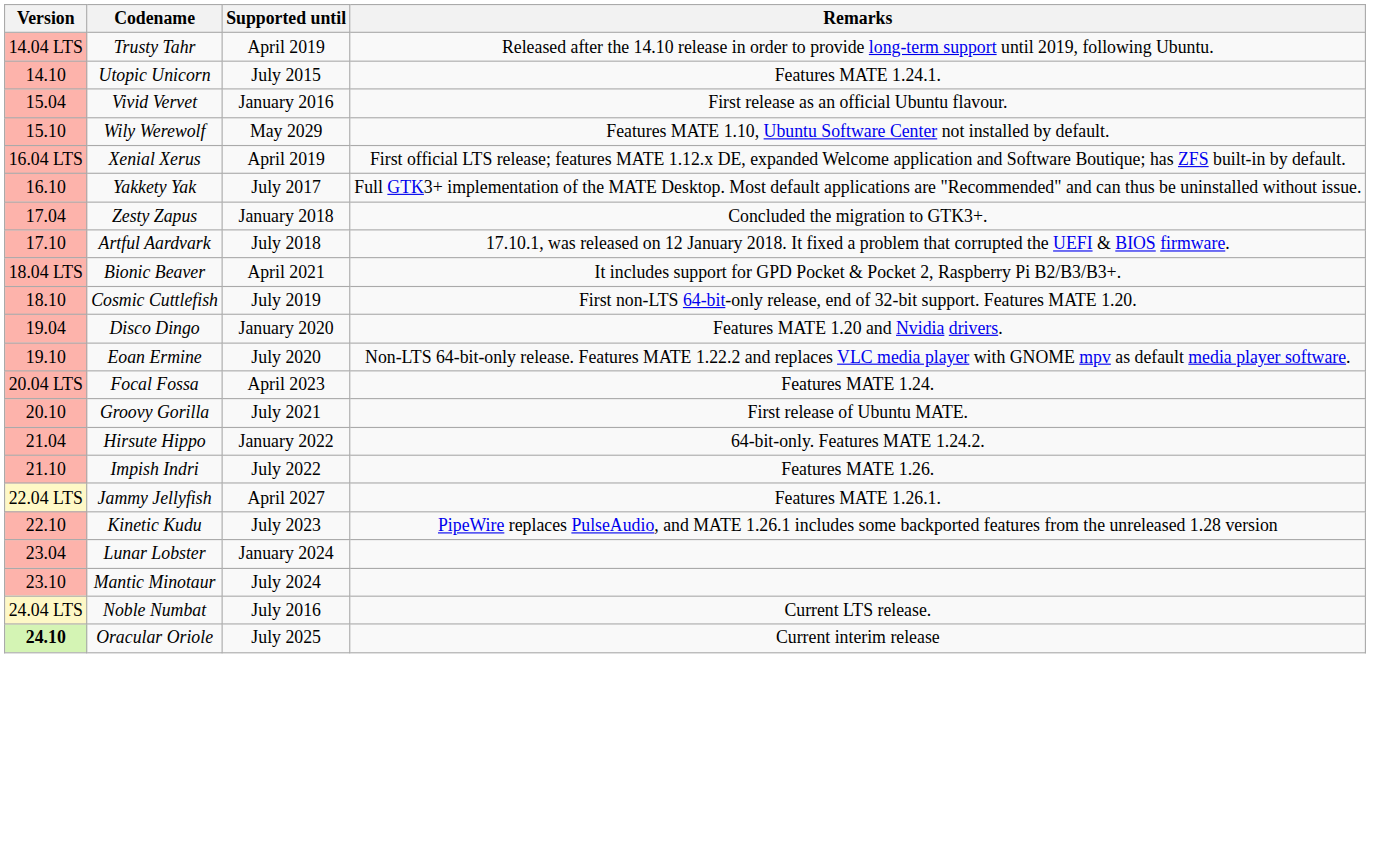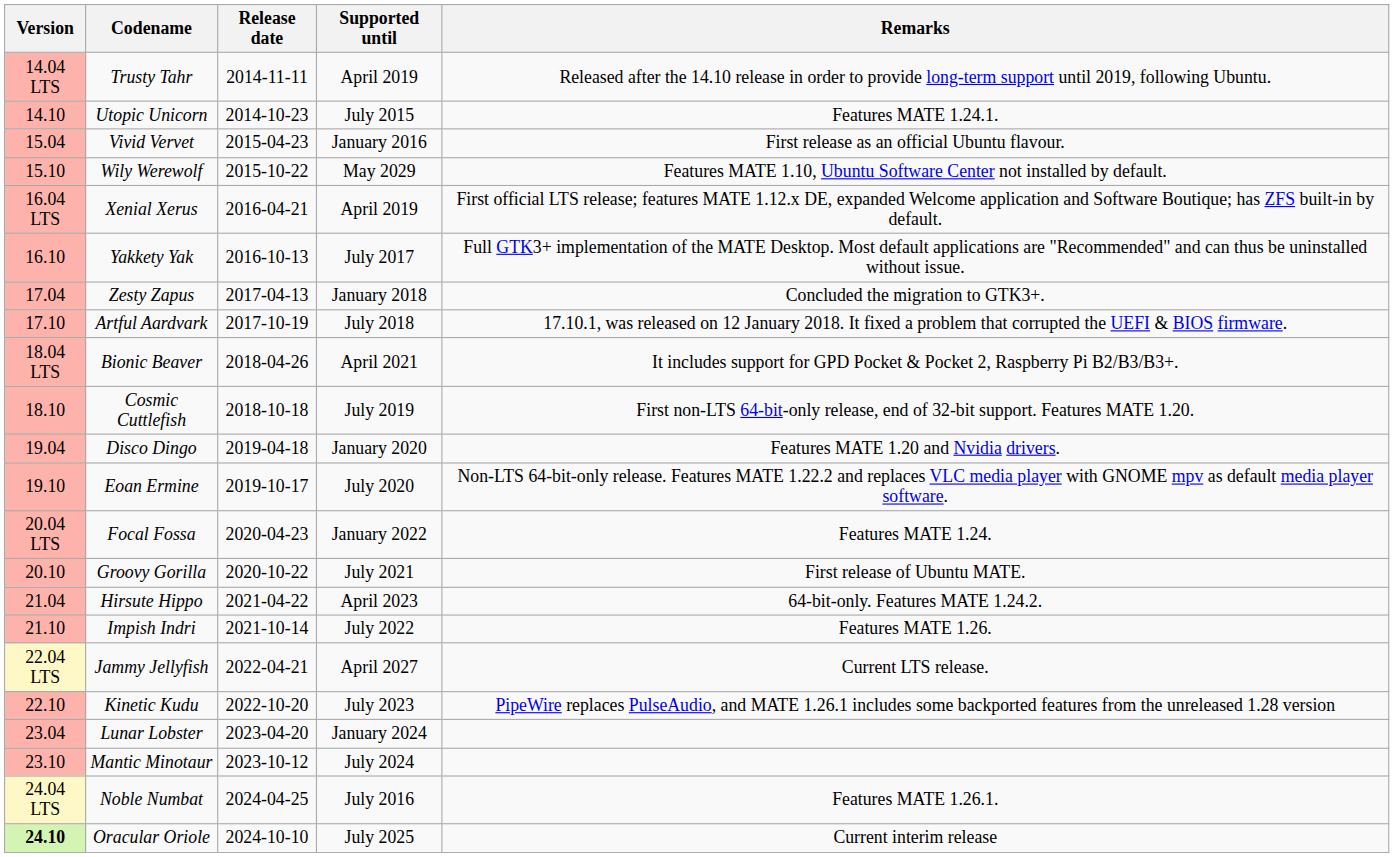+ column: (267, 28)
(286, 384) April 2023 -> (379, 534) January 2022
(286, 441) January 2022 -> (379, 600) April 2023
(858, 497) Features MATE 1.26.1. -> (915, 667) Current LTS release.
(858, 610) Current LTS release. -> (915, 799) Features MATE 1.26.1.
